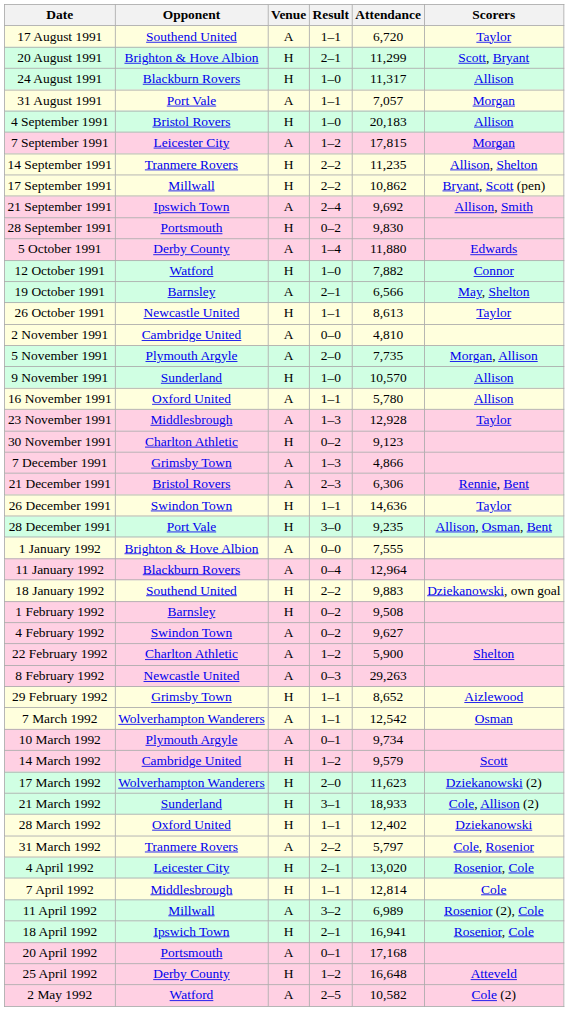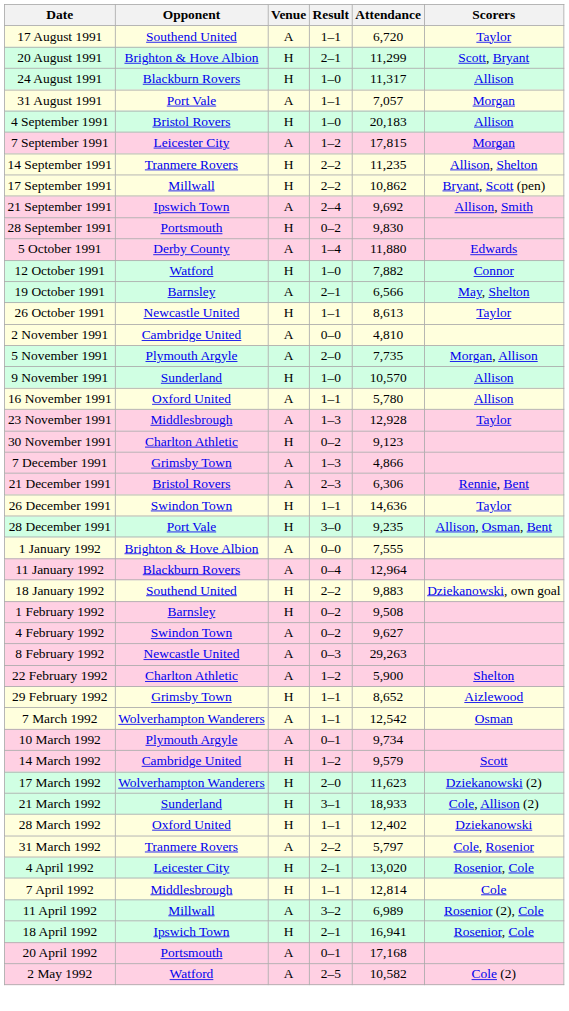rows swapped: (60, 675) <-> (60, 654)
- row: (60, 974)
